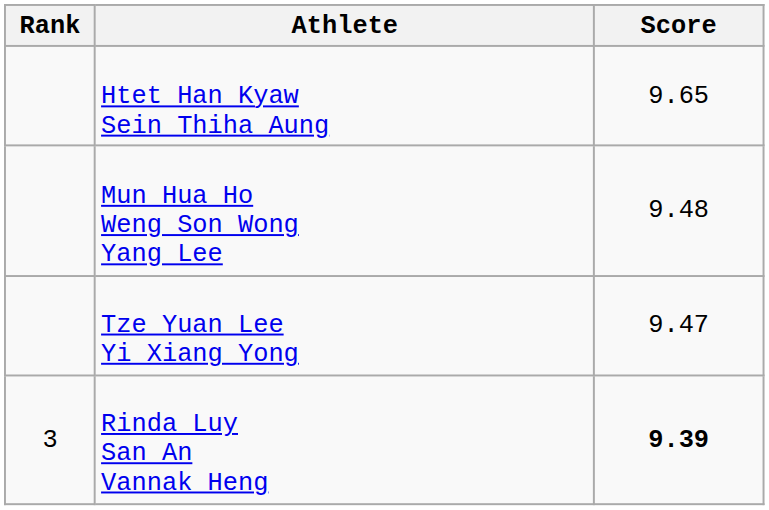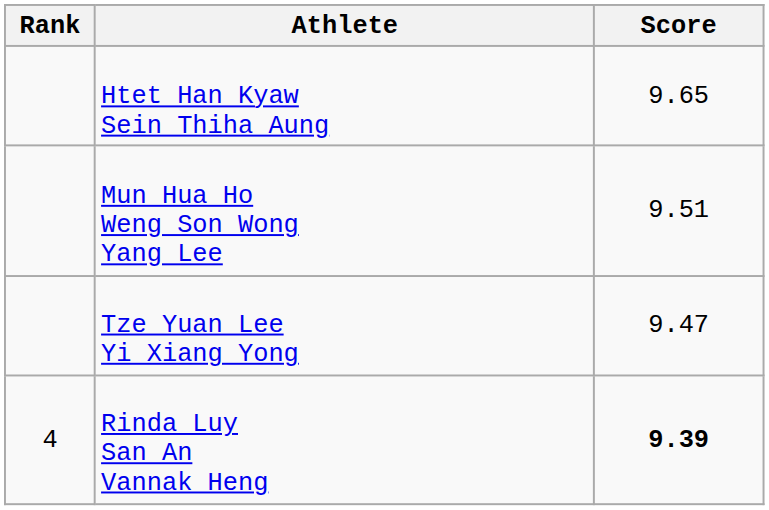(679, 211) 9.48 -> (679, 211) 9.51
(50, 440) 3 -> (50, 440) 4
